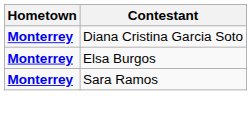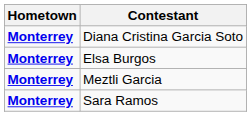+ row: (122, 80)
